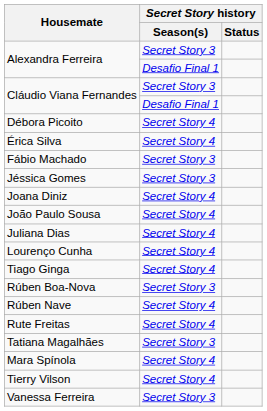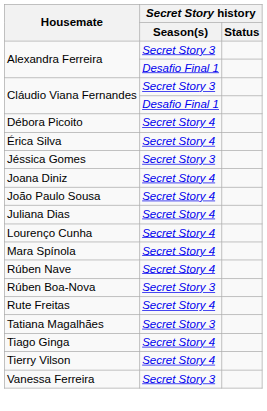- row: (47, 159)
rows swapped: (41, 360) <-> (38, 269)
rows swapped: (51, 287) <-> (39, 305)
